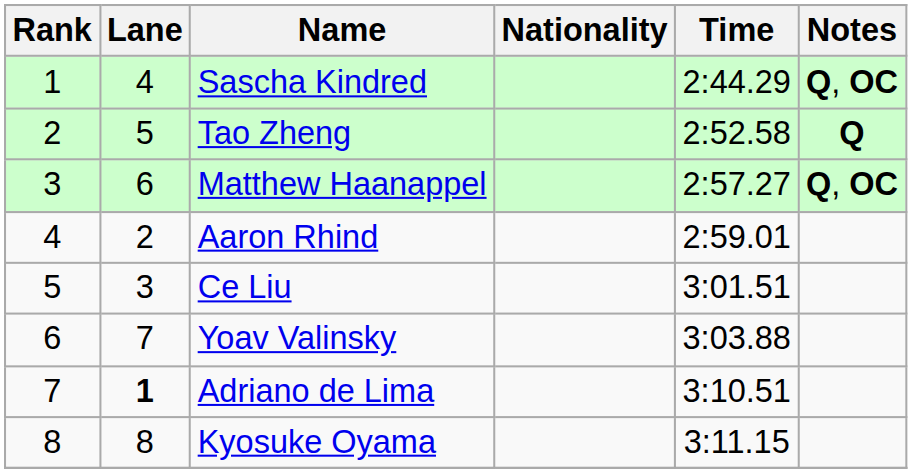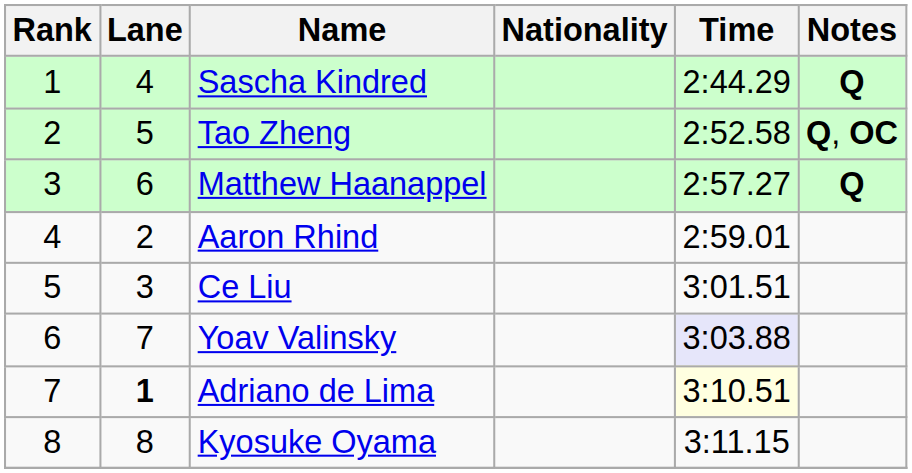(852, 81) Q, OC -> (852, 81) Q
(852, 133) Q -> (852, 133) Q, OC
(852, 184) Q, OC -> (852, 184) Q
(737, 339) no background -> (737, 339) lavender background
(737, 390) no background -> (737, 390) lightyellow background
